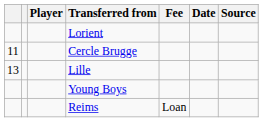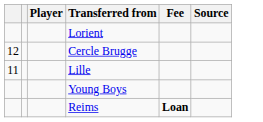- column: (204, 13)
(13, 51) 11 -> (13, 51) 12
(13, 70) 13 -> (13, 70) 11
(174, 107) normal -> (175, 107) bold
